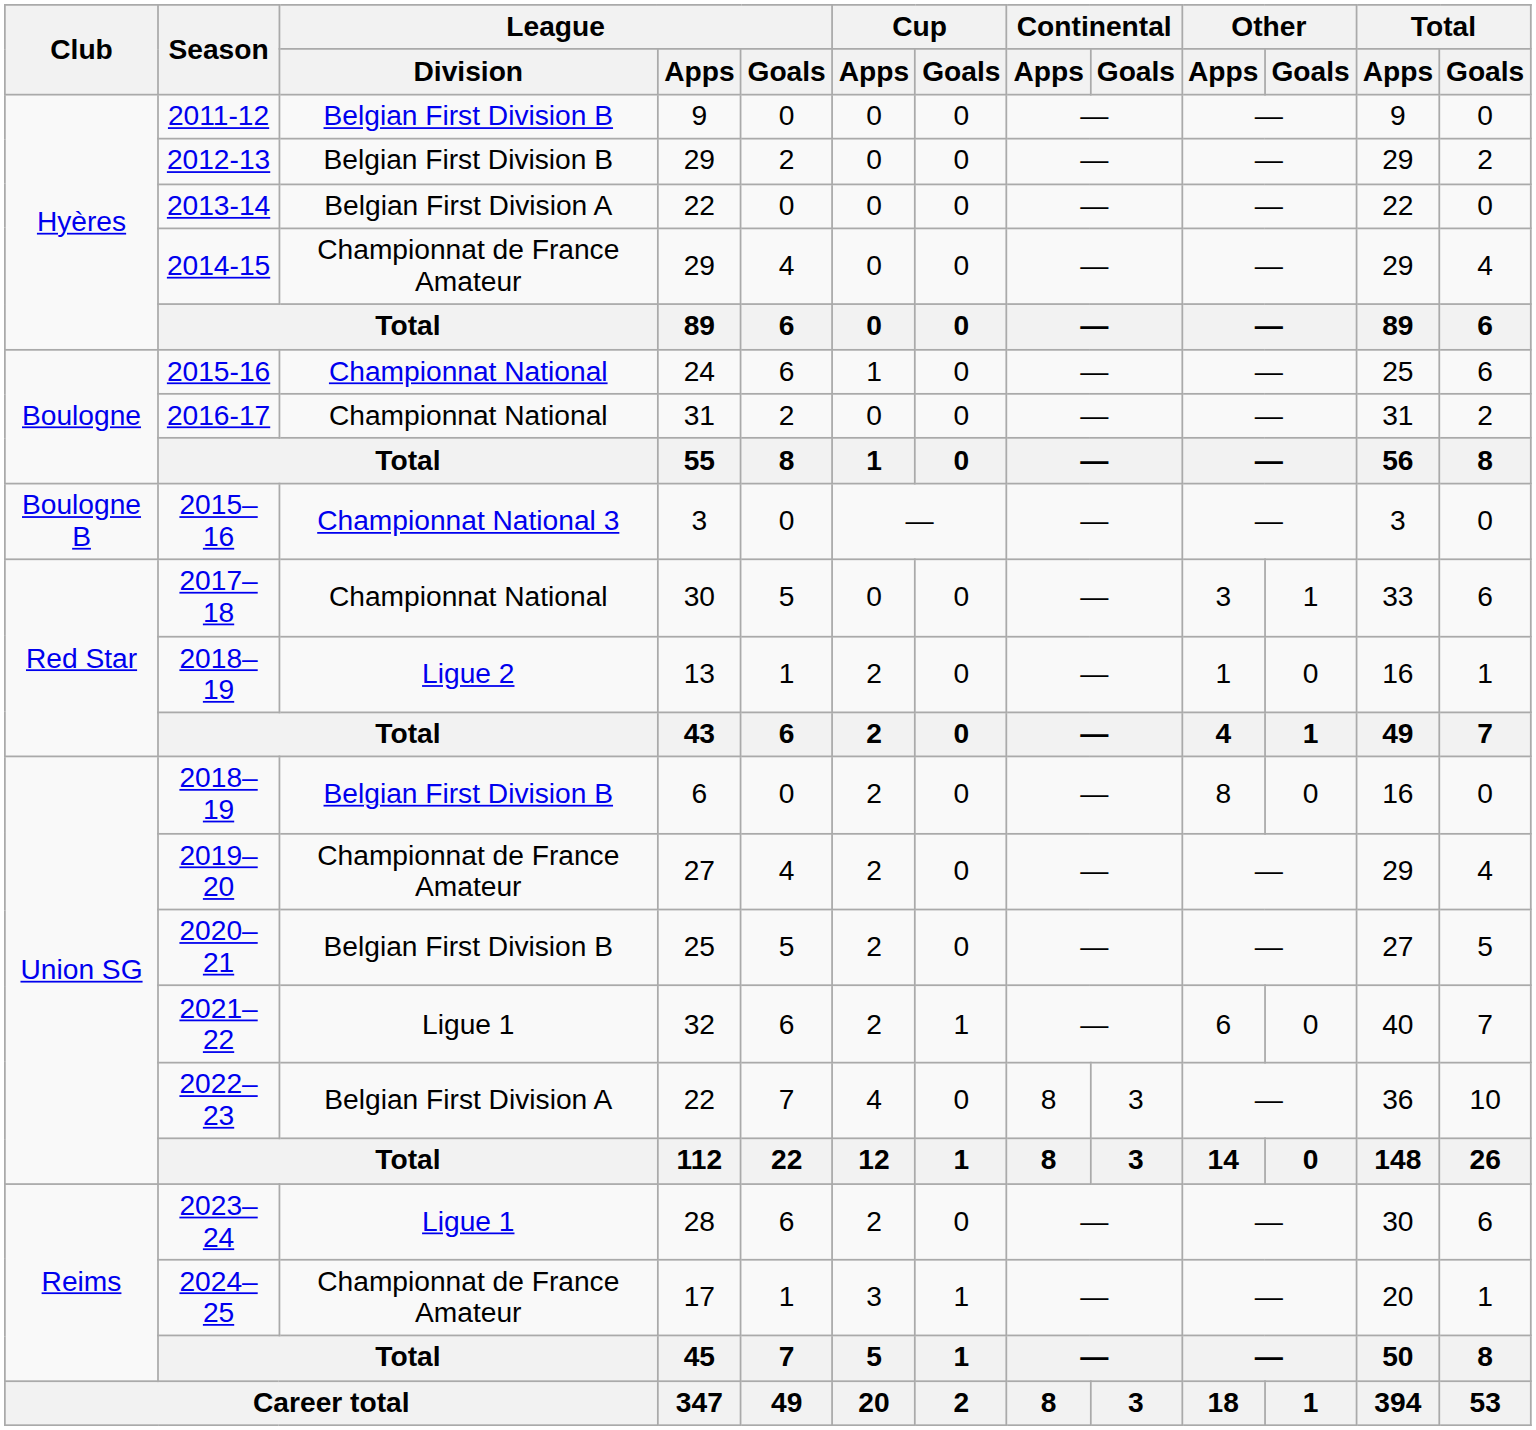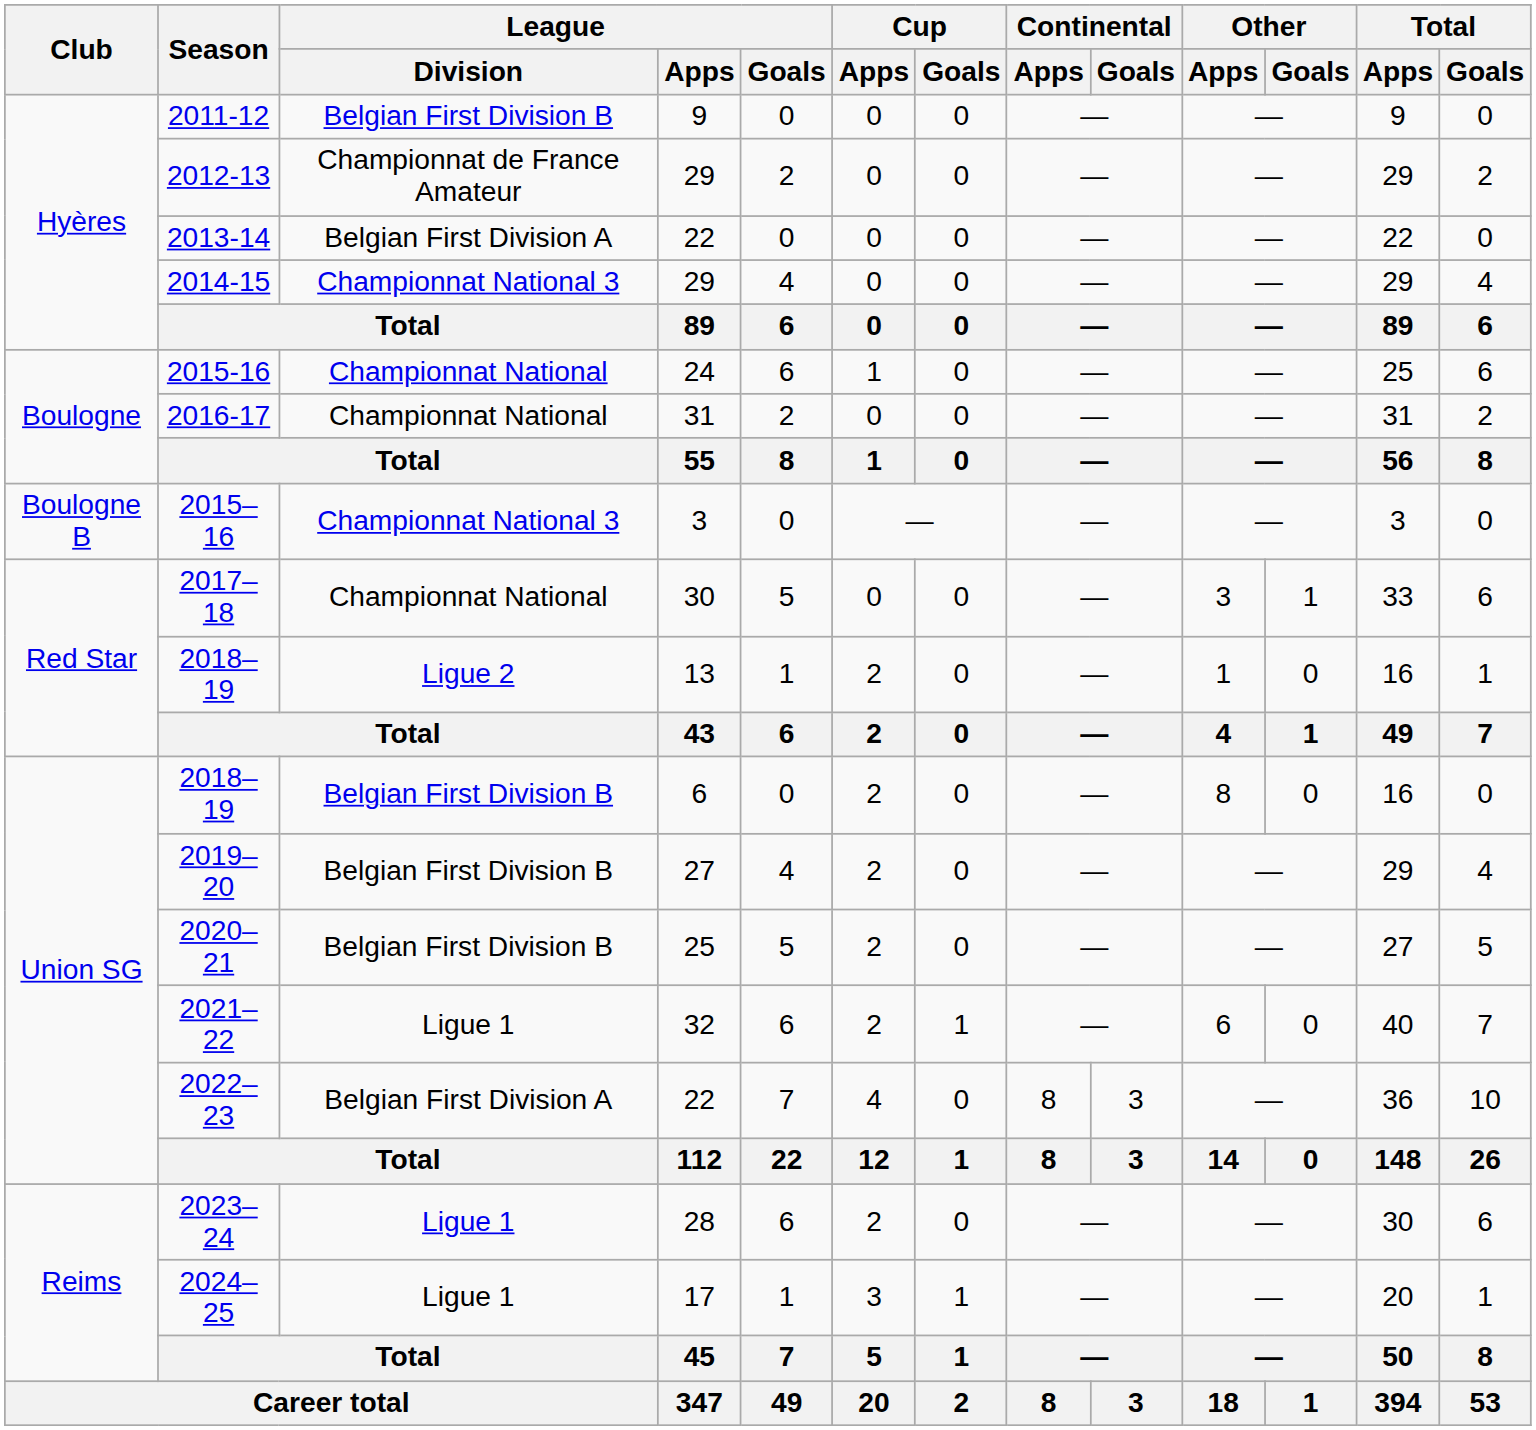(468, 160) Belgian First Division B -> (468, 176) Championnat de France Amateur
(468, 265) Championnat de France Amateur -> (468, 281) Championnat National 3
(468, 870) Championnat de France Amateur -> (468, 870) Belgian First Division B
(468, 1297) Championnat de France Amateur -> (468, 1297) Ligue 1
